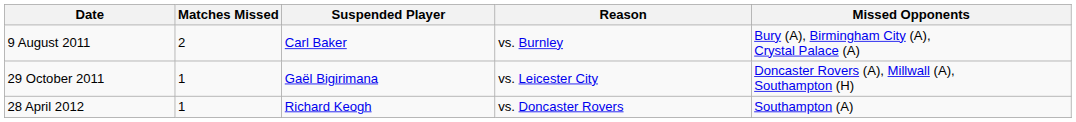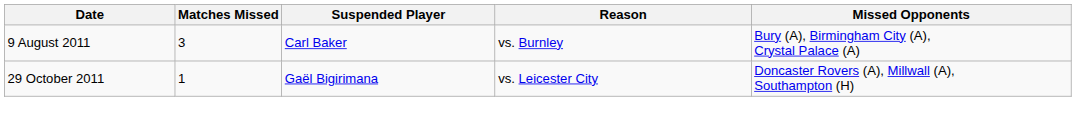(182, 43) 2 -> (182, 43) 3
- row: (46, 106)
